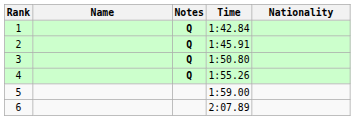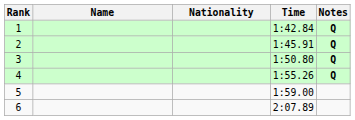columns swapped: (301, 12) <-> (189, 12)
